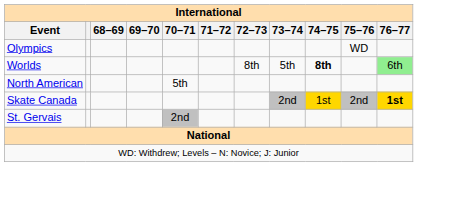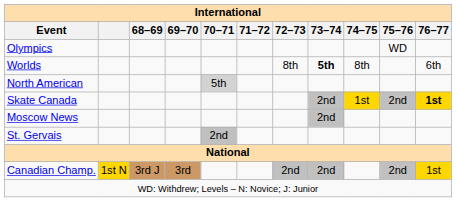(287, 65) normal -> (326, 65) bold
(323, 65) bold -> (362, 65) normal
(395, 65) lightgreen background -> (434, 65) no background
(180, 83) no background -> (219, 83) lightgrey background
+ row: (42, 118)
+ row: (51, 170)
